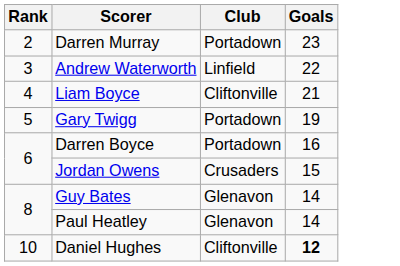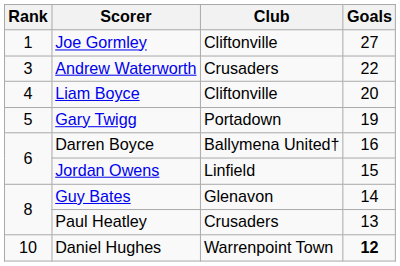+ row: (101, 42)
- row: (107, 42)
(230, 68) Linfield -> (241, 68) Crusaders
(311, 94) 21 -> (369, 94) 20
(243, 145) Portadown -> (272, 145) Ballymena United†
(241, 171) Crusaders -> (230, 171) Linfield
(239, 222) Glenavon -> (241, 222) Crusaders
(311, 222) 14 -> (369, 222) 13
(241, 247) Cliftonville -> (269, 247) Warrenpoint Town
